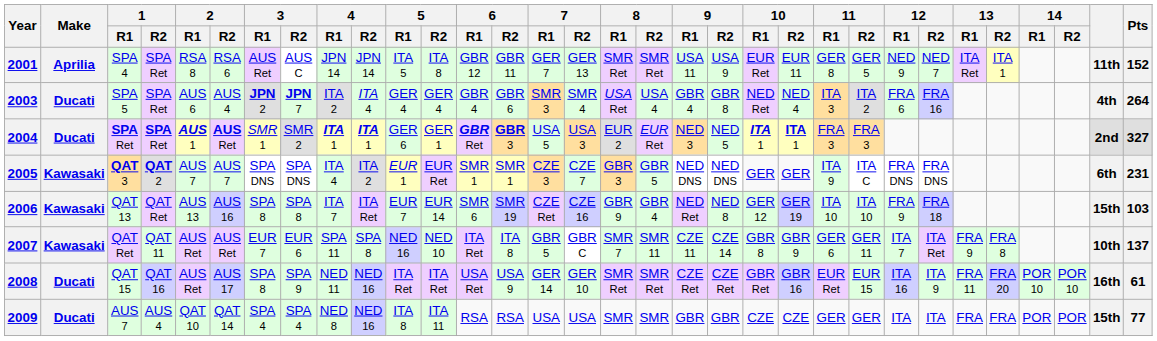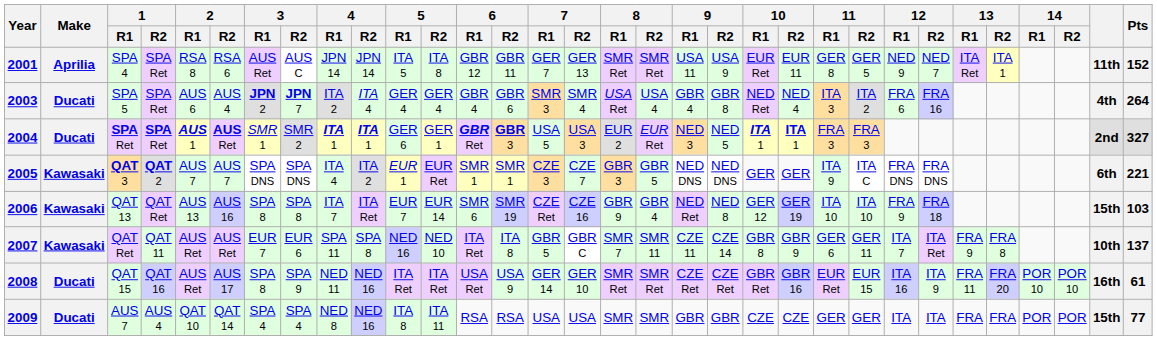(1138, 173) 231 -> (1138, 173) 221
